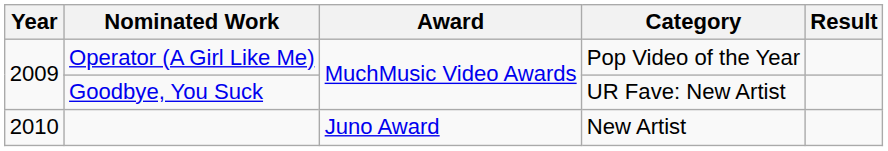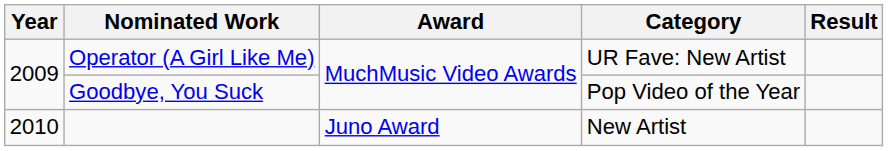(693, 57) Pop Video of the Year -> (686, 57) UR Fave: New Artist
(686, 92) UR Fave: New Artist -> (693, 92) Pop Video of the Year
